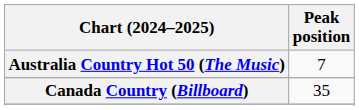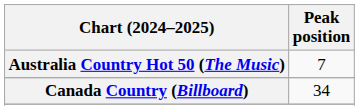(322, 90) 35 -> (322, 90) 34
